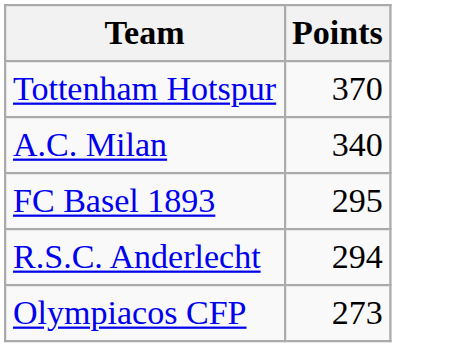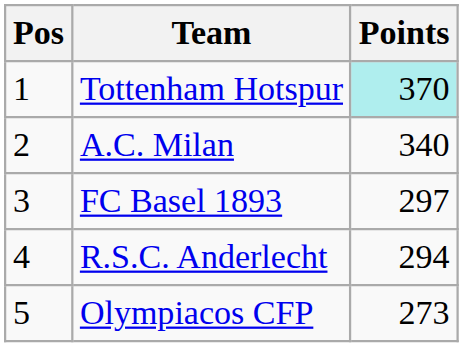+ column: (39, 32)
(357, 88) no background -> (424, 88) paleturquoise background
(357, 201) 295 -> (424, 201) 297
